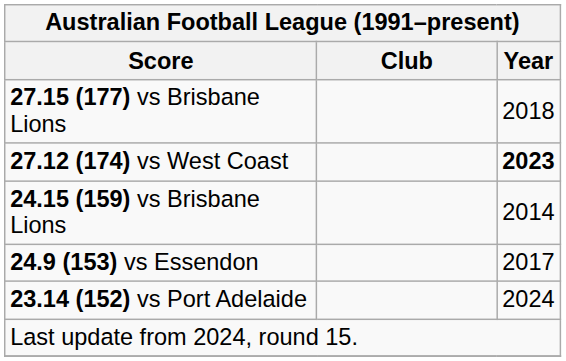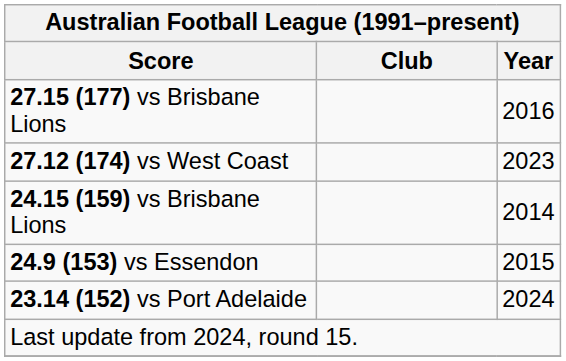(528, 110) 2018 -> (528, 110) 2016
(528, 161) bold -> (528, 161) normal
(528, 262) 2017 -> (528, 262) 2015
